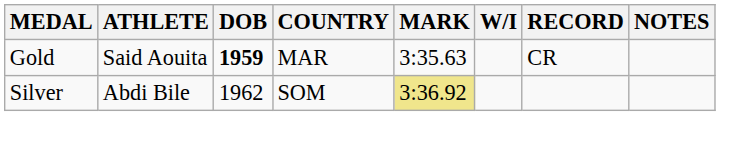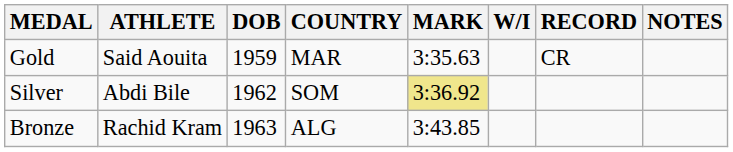(241, 57) bold -> (255, 57) normal
+ row: (42, 127)
